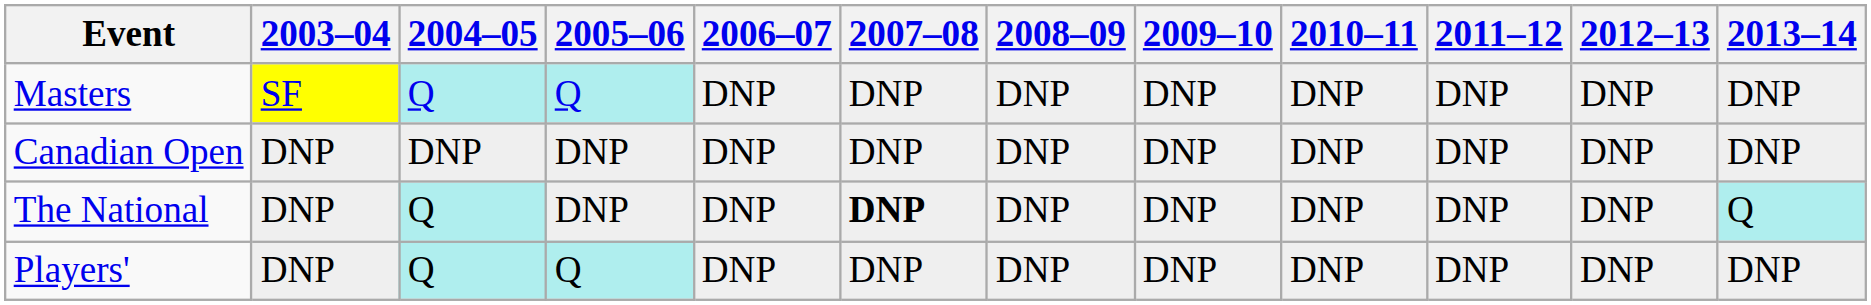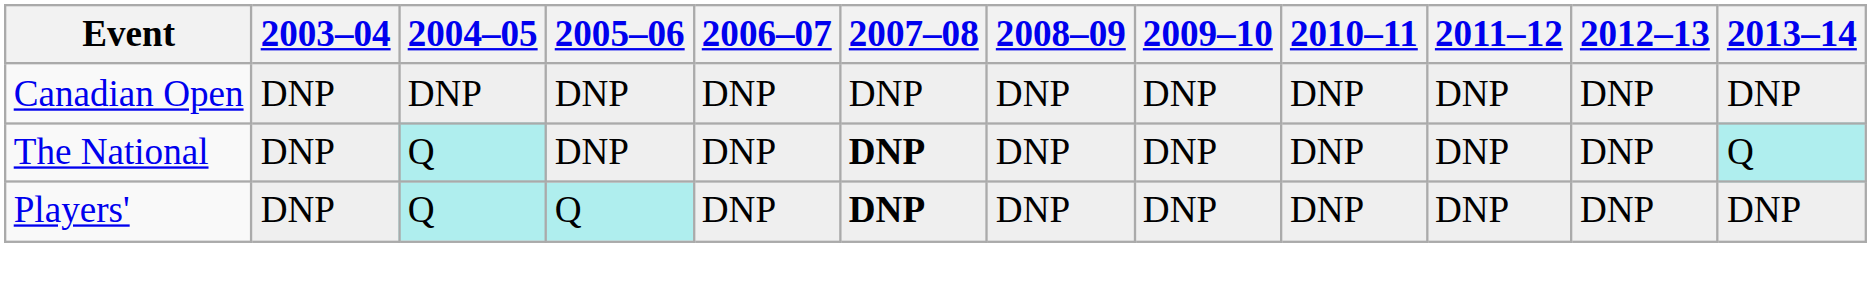- row: (72, 92)
(886, 269) normal -> (887, 210) bold
